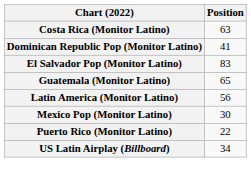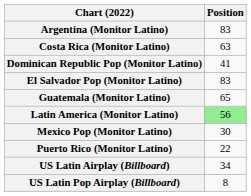+ row: (104, 30)
(225, 98) no background -> (225, 115) lightgreen background
+ row: (104, 183)
